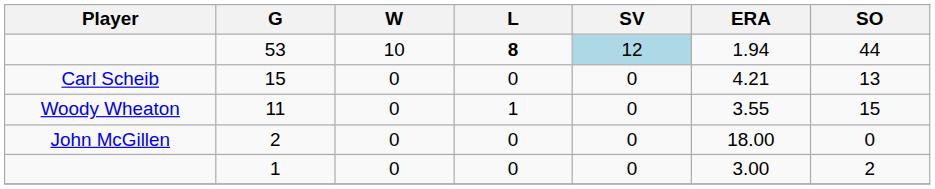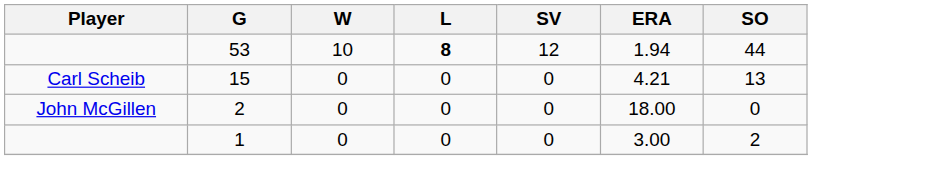(632, 49) lightblue background -> (549, 49) no background
- row: (275, 109)
